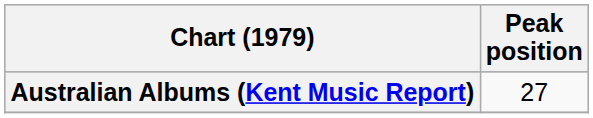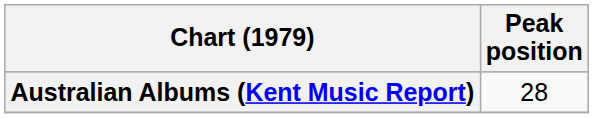(534, 91) 27 -> (534, 91) 28
